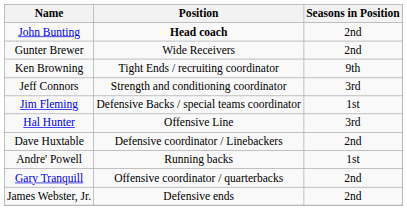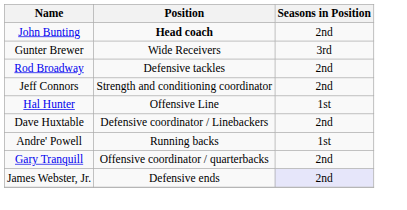(353, 50) 2nd -> (324, 50) 3rd
+ row: (49, 68)
- row: (49, 68)
(353, 86) 3rd -> (324, 86) 2nd
- row: (49, 104)
(353, 123) 3rd -> (324, 104) 1st
(353, 196) no background -> (324, 178) lavender background
